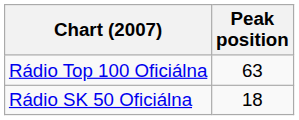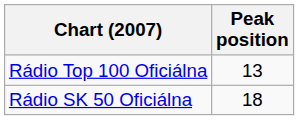(252, 70) 63 -> (252, 70) 13
